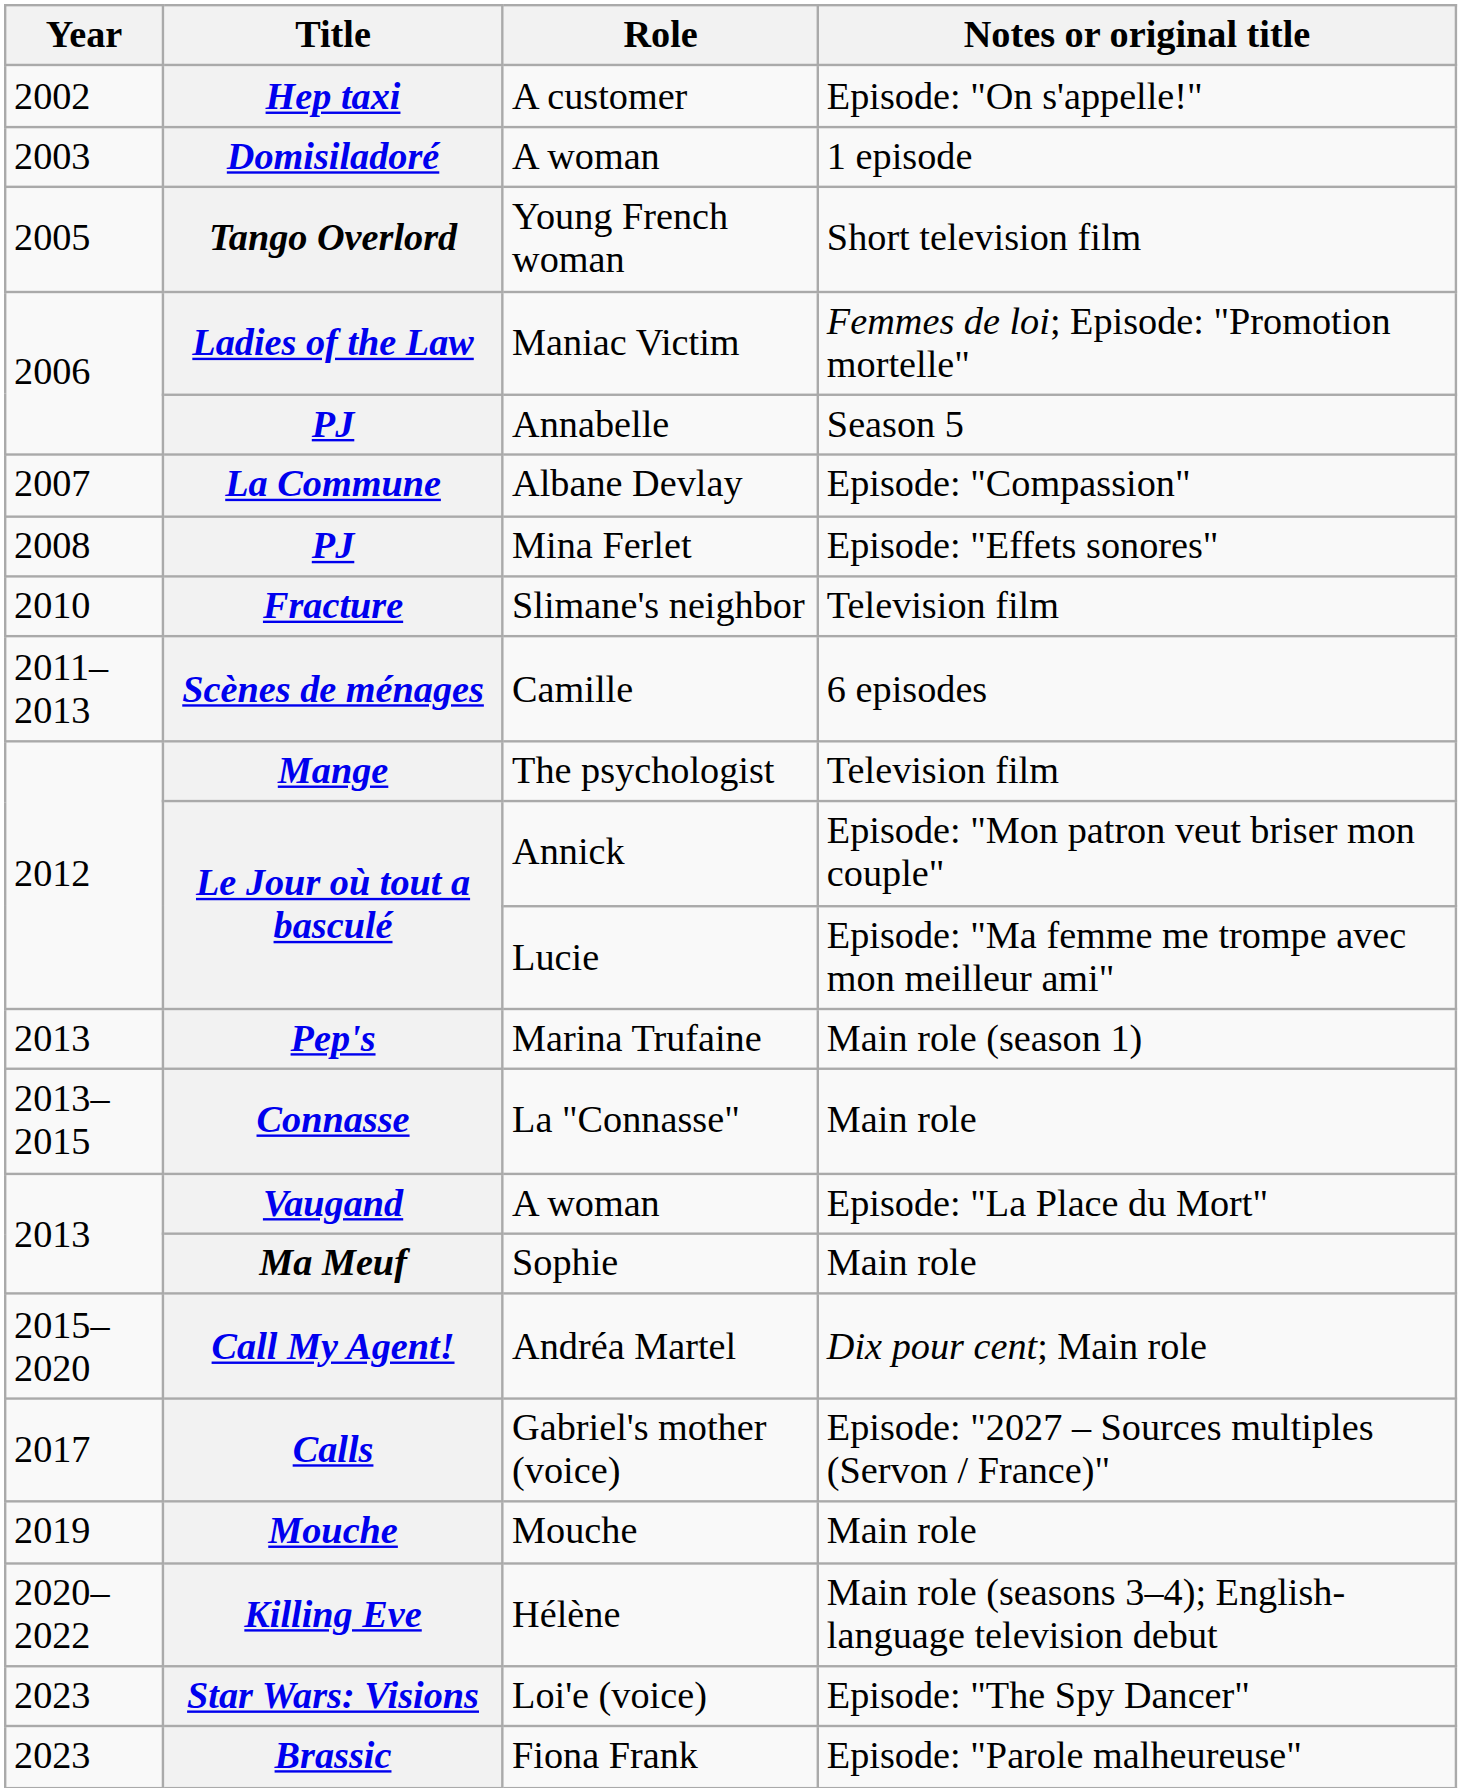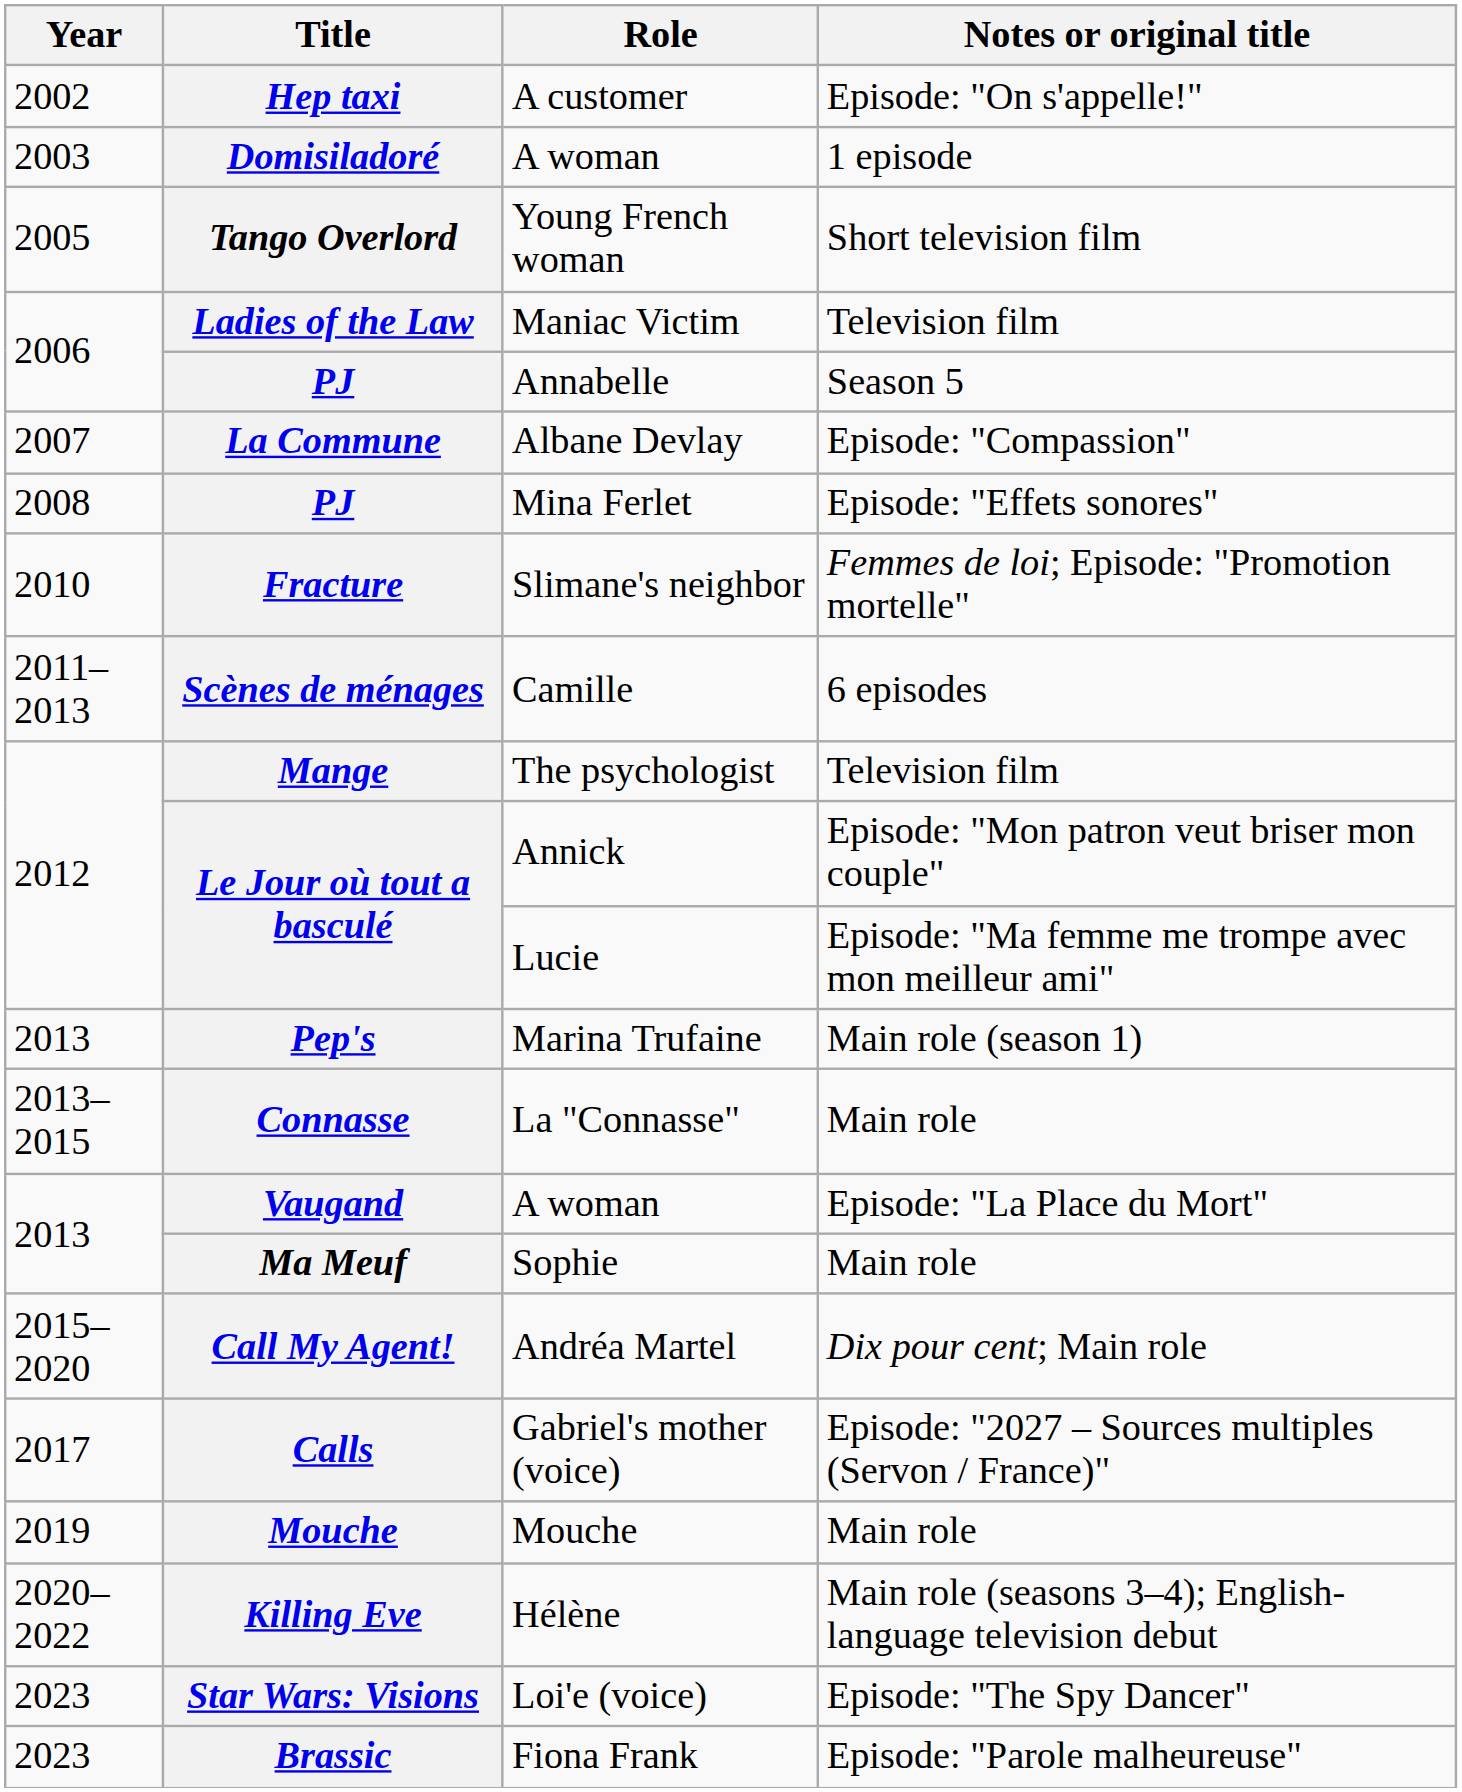(1109, 341) Femmes de loi; Episode: "Promotion mortelle" -> (943, 320) Television film
(943, 606) Television film -> (1109, 584) Femmes de loi; Episode: "Promotion mortelle"
